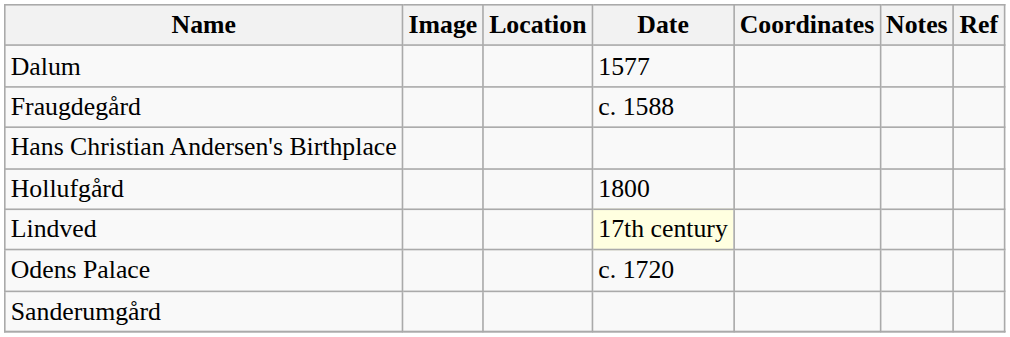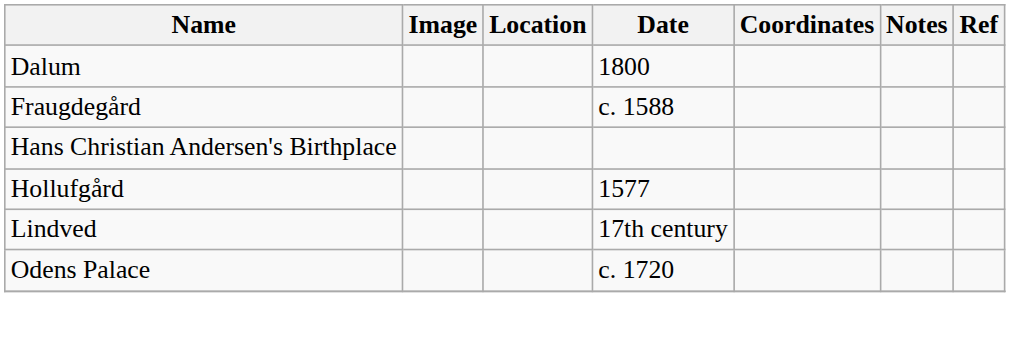(624, 65) 1577 -> (624, 65) 1800
(624, 188) 1800 -> (624, 188) 1577
(663, 229) lightyellow background -> (663, 229) no background
- row: (86, 310)
